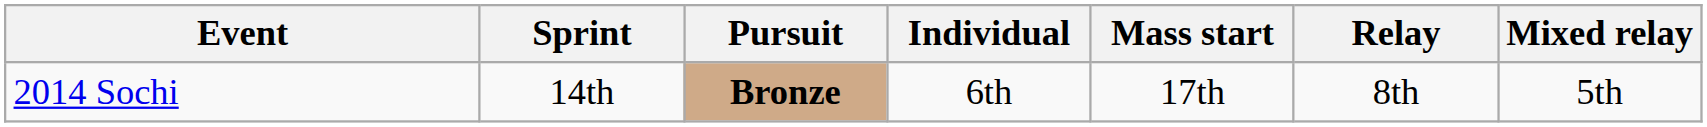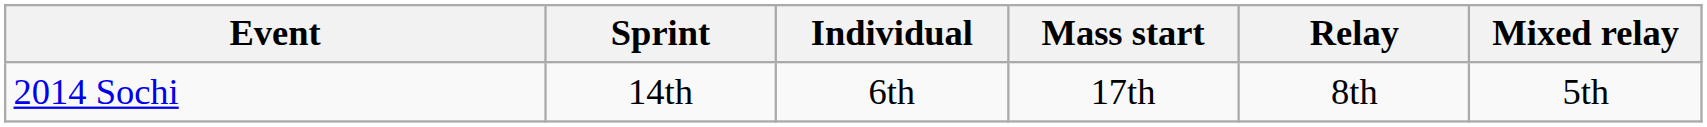- column: (785, 33)
